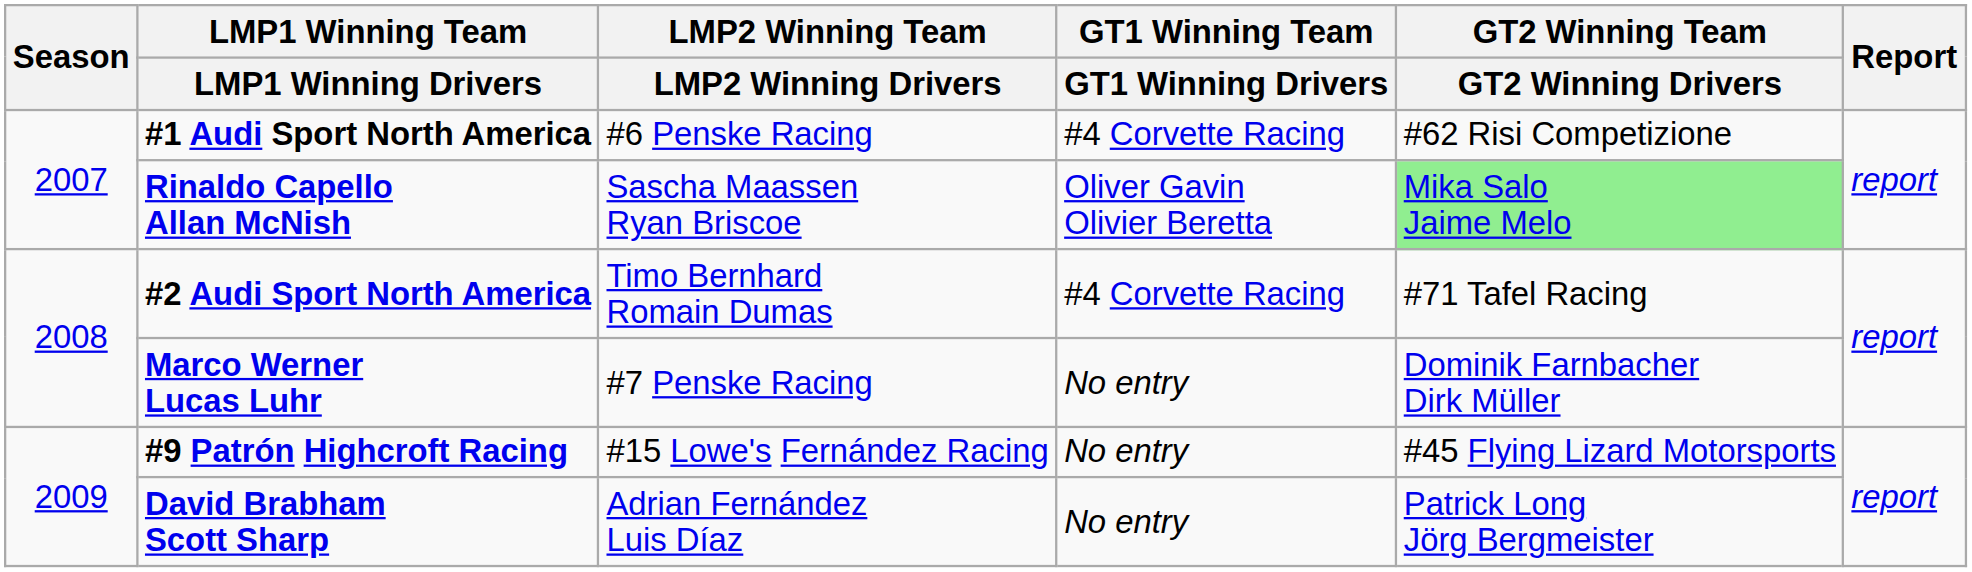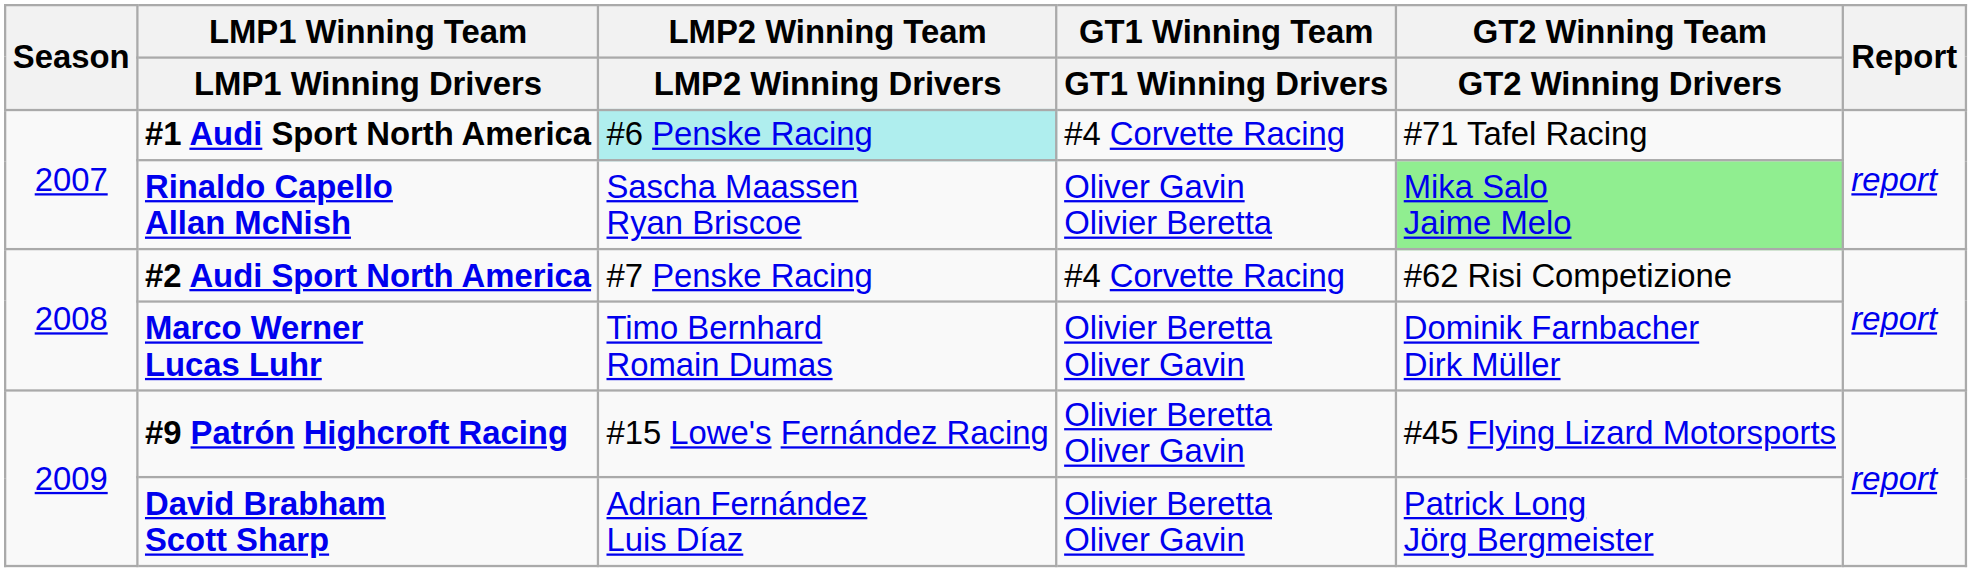(740, 135) no background -> (740, 135) paleturquoise background
(1568, 135) #62 Risi Competizione -> (1526, 135) #71 Tafel Racing
(720, 294) Timo Bernhard Romain Dumas -> (740, 275) #7 Penske Racing
(1526, 294) #71 Tafel Racing -> (1568, 275) #62 Risi Competizione
(740, 382) #7 Penske Racing -> (720, 346) Timo Bernhard Romain Dumas
(1126, 382) No entry -> (1168, 346) Olivier Beretta Oliver Gavin
(1126, 452) No entry -> (1168, 434) Olivier Beretta Oliver Gavin
(1126, 522) No entry -> (1168, 522) Olivier Beretta Oliver Gavin
